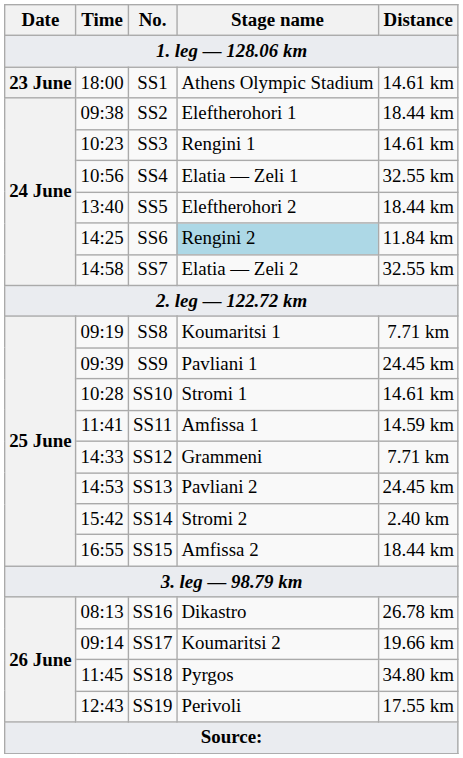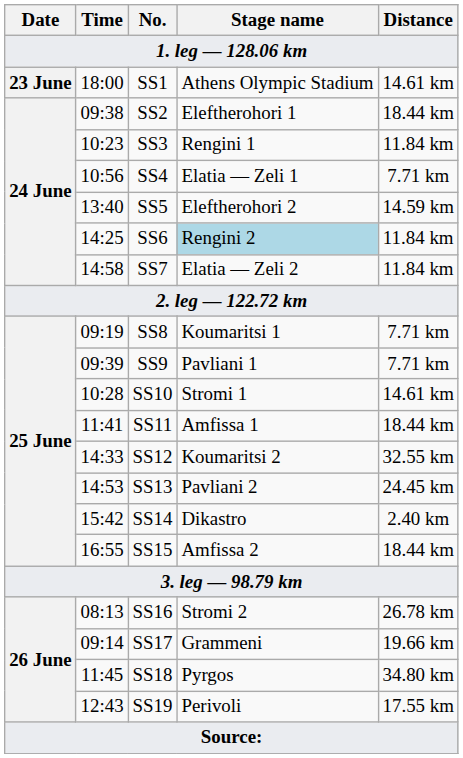(418, 144) 14.61 km -> (418, 144) 11.84 km
(418, 175) 32.55 km -> (418, 175) 7.71 km
(418, 206) 18.44 km -> (418, 206) 14.59 km
(418, 269) 32.55 km -> (418, 269) 11.84 km
(418, 362) 24.45 km -> (418, 362) 7.71 km
(418, 425) 14.59 km -> (418, 425) 18.44 km
(222, 456) Grammeni -> (231, 456) Koumaritsi 2
(418, 456) 7.71 km -> (418, 456) 32.55 km
(214, 518) Stromi 2 -> (214, 518) Dikastro
(214, 612) Dikastro -> (214, 612) Stromi 2
(231, 643) Koumaritsi 2 -> (222, 643) Grammeni
